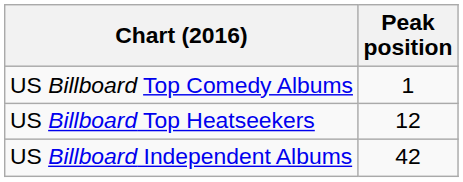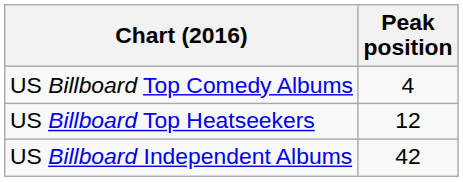(408, 84) 1 -> (408, 84) 4
